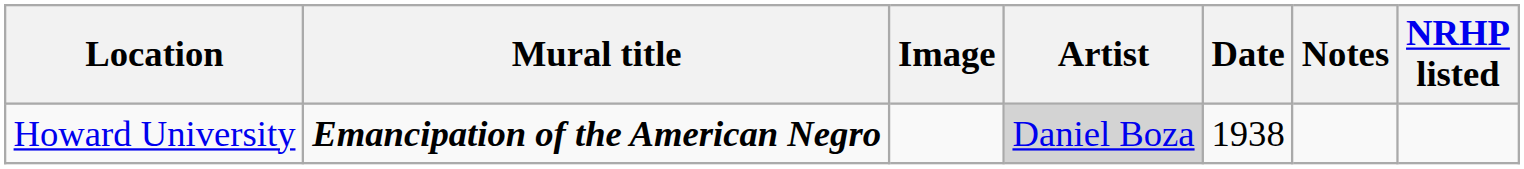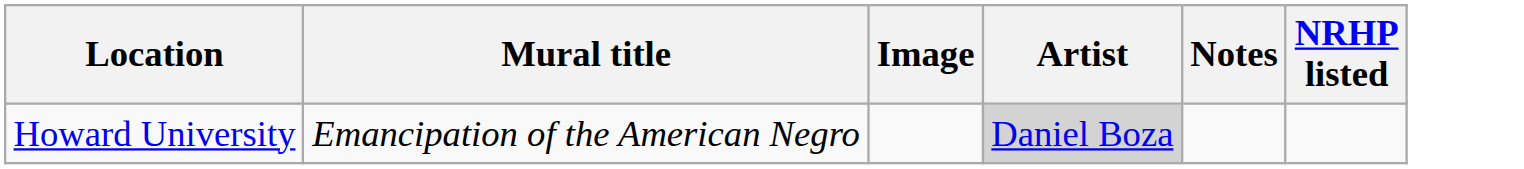- column: (1248, 54)
(597, 132) bold -> (586, 132) normal
